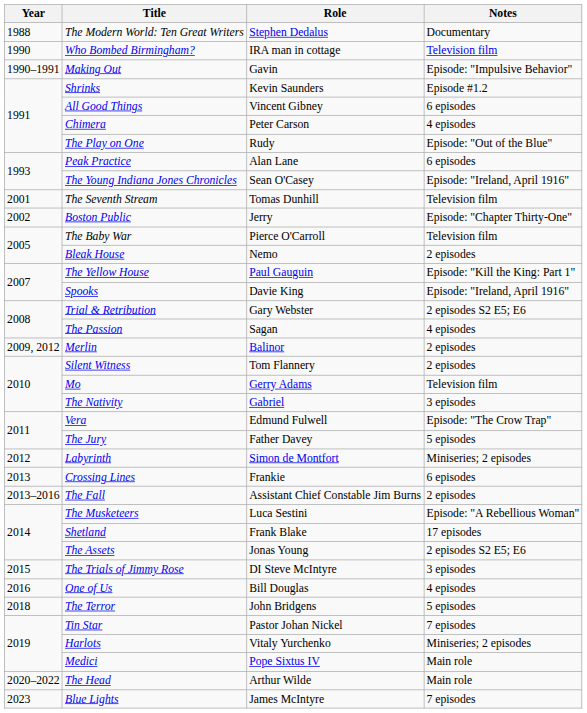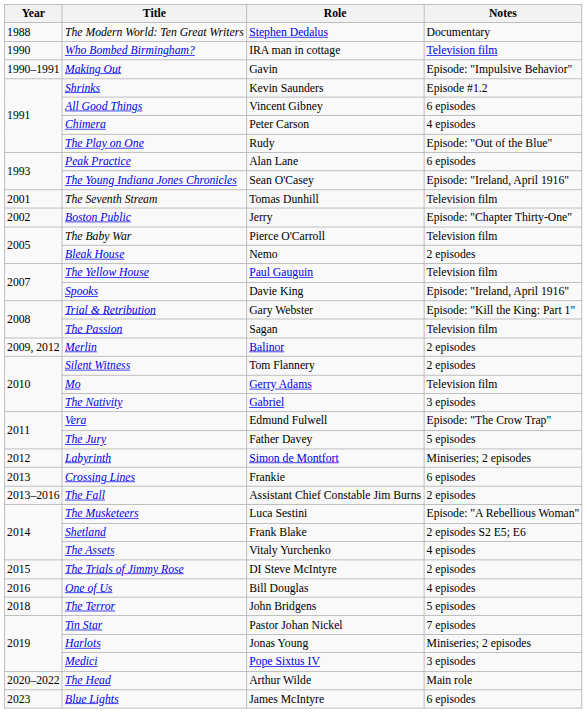(501, 273) Episode: "Kill the King: Part 1" -> (462, 273) Television film
(476, 310) 2 episodes S2 E5; E6 -> (501, 310) Episode: "Kill the King: Part 1"
(451, 328) 4 episodes -> (462, 328) Television film
(454, 532) 17 episodes -> (476, 532) 2 episodes S2 E5; E6
(279, 550) Jonas Young -> (290, 550) Vitaly Yurchenko
(476, 550) 2 episodes S2 E5; E6 -> (451, 550) 4 episodes
(451, 569) 3 episodes -> (451, 569) 2 episodes
(290, 643) Vitaly Yurchenko -> (279, 643) Jonas Young
(449, 662) Main role -> (451, 662) 3 episodes
(451, 699) 7 episodes -> (451, 699) 6 episodes
